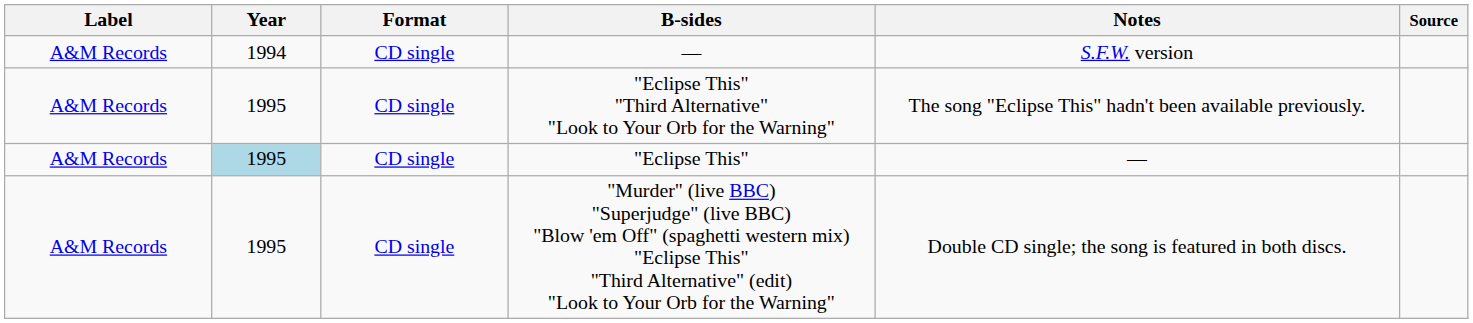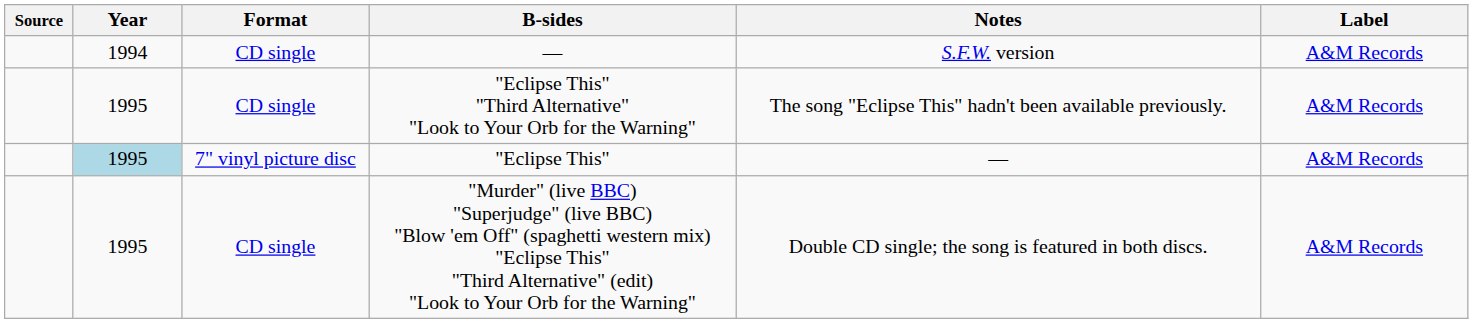columns swapped: (108, 20) <-> (1434, 21)
(414, 159) CD single -> (275, 159) 7" vinyl picture disc
